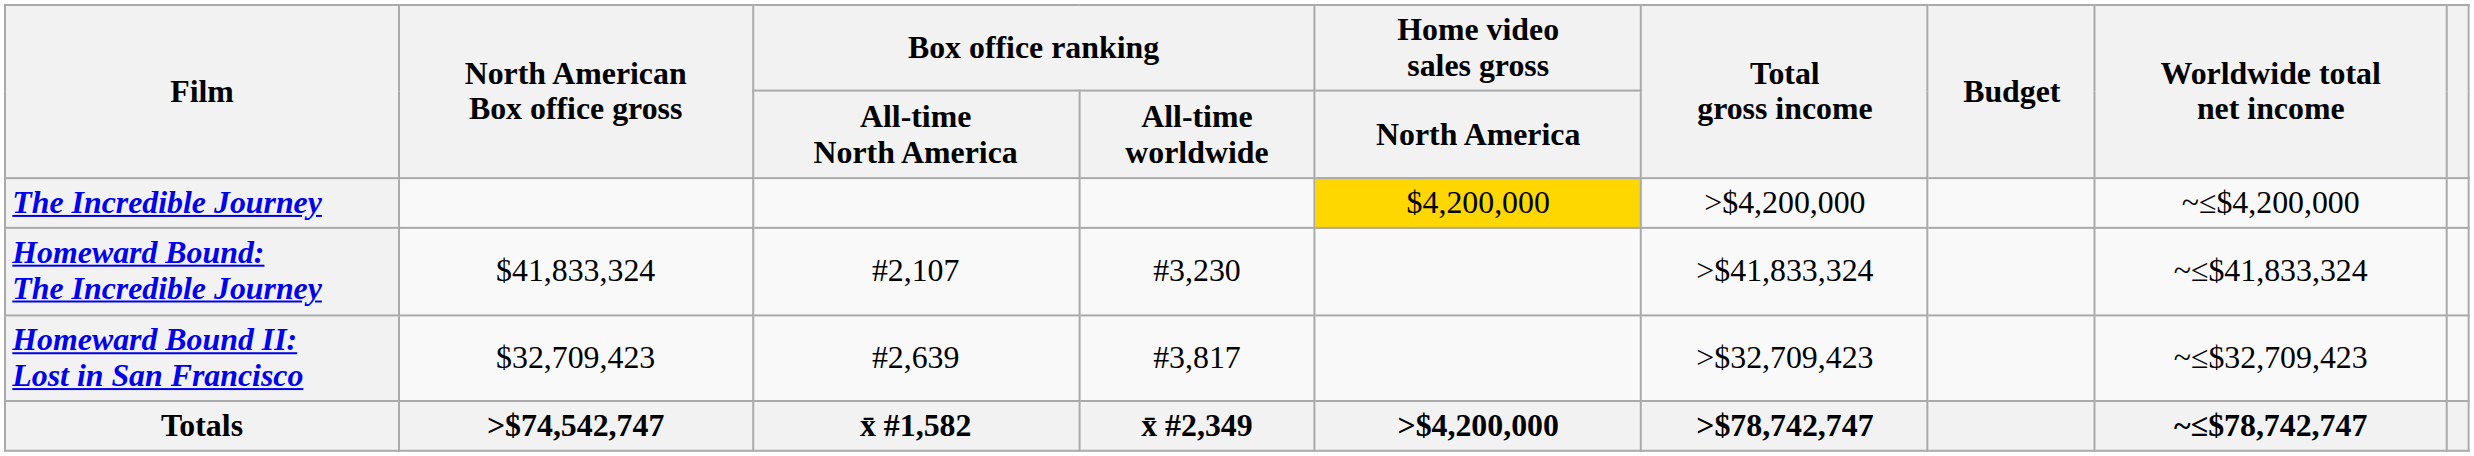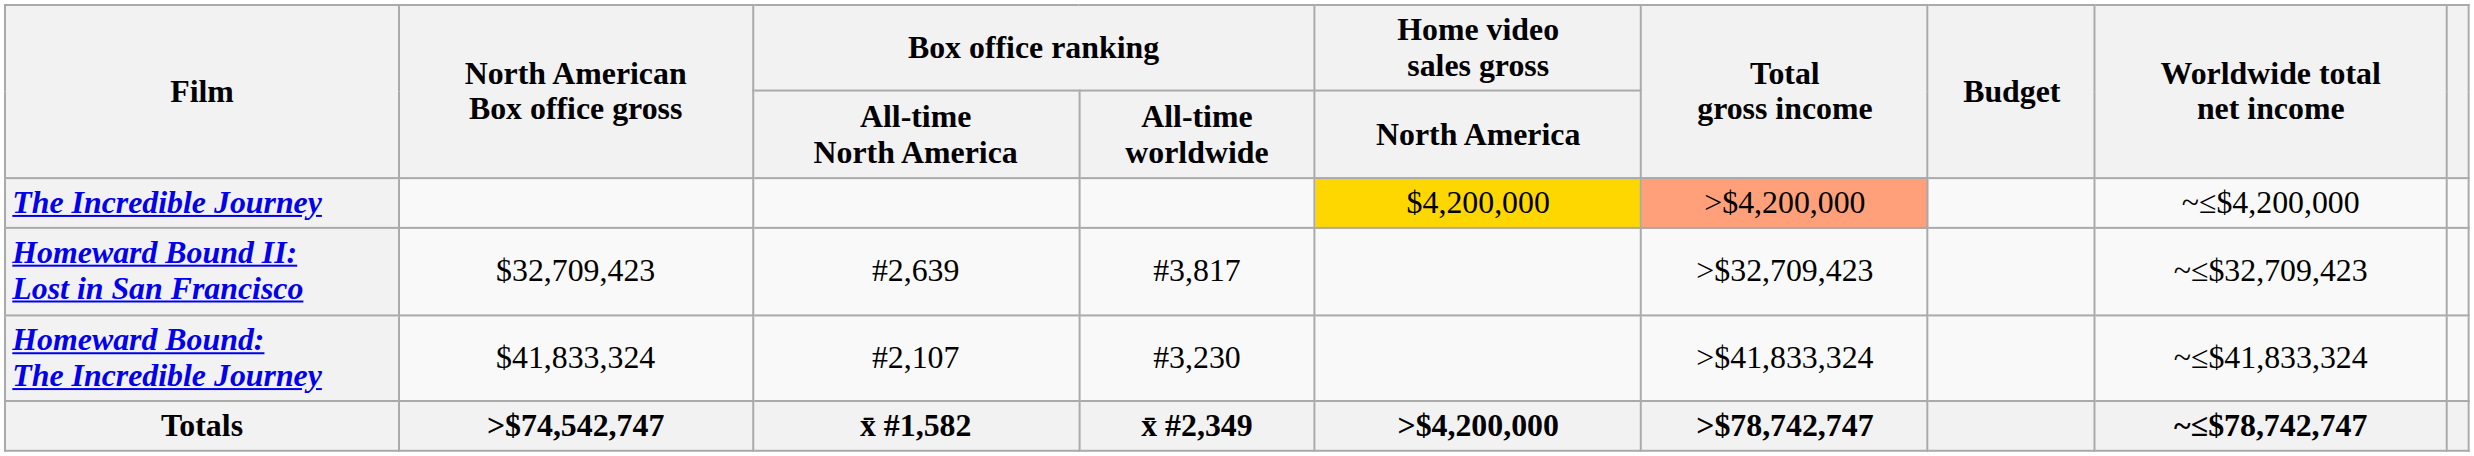(1785, 202) no background -> (1785, 202) lightsalmon background
rows swapped: (167, 270) <-> (158, 357)
